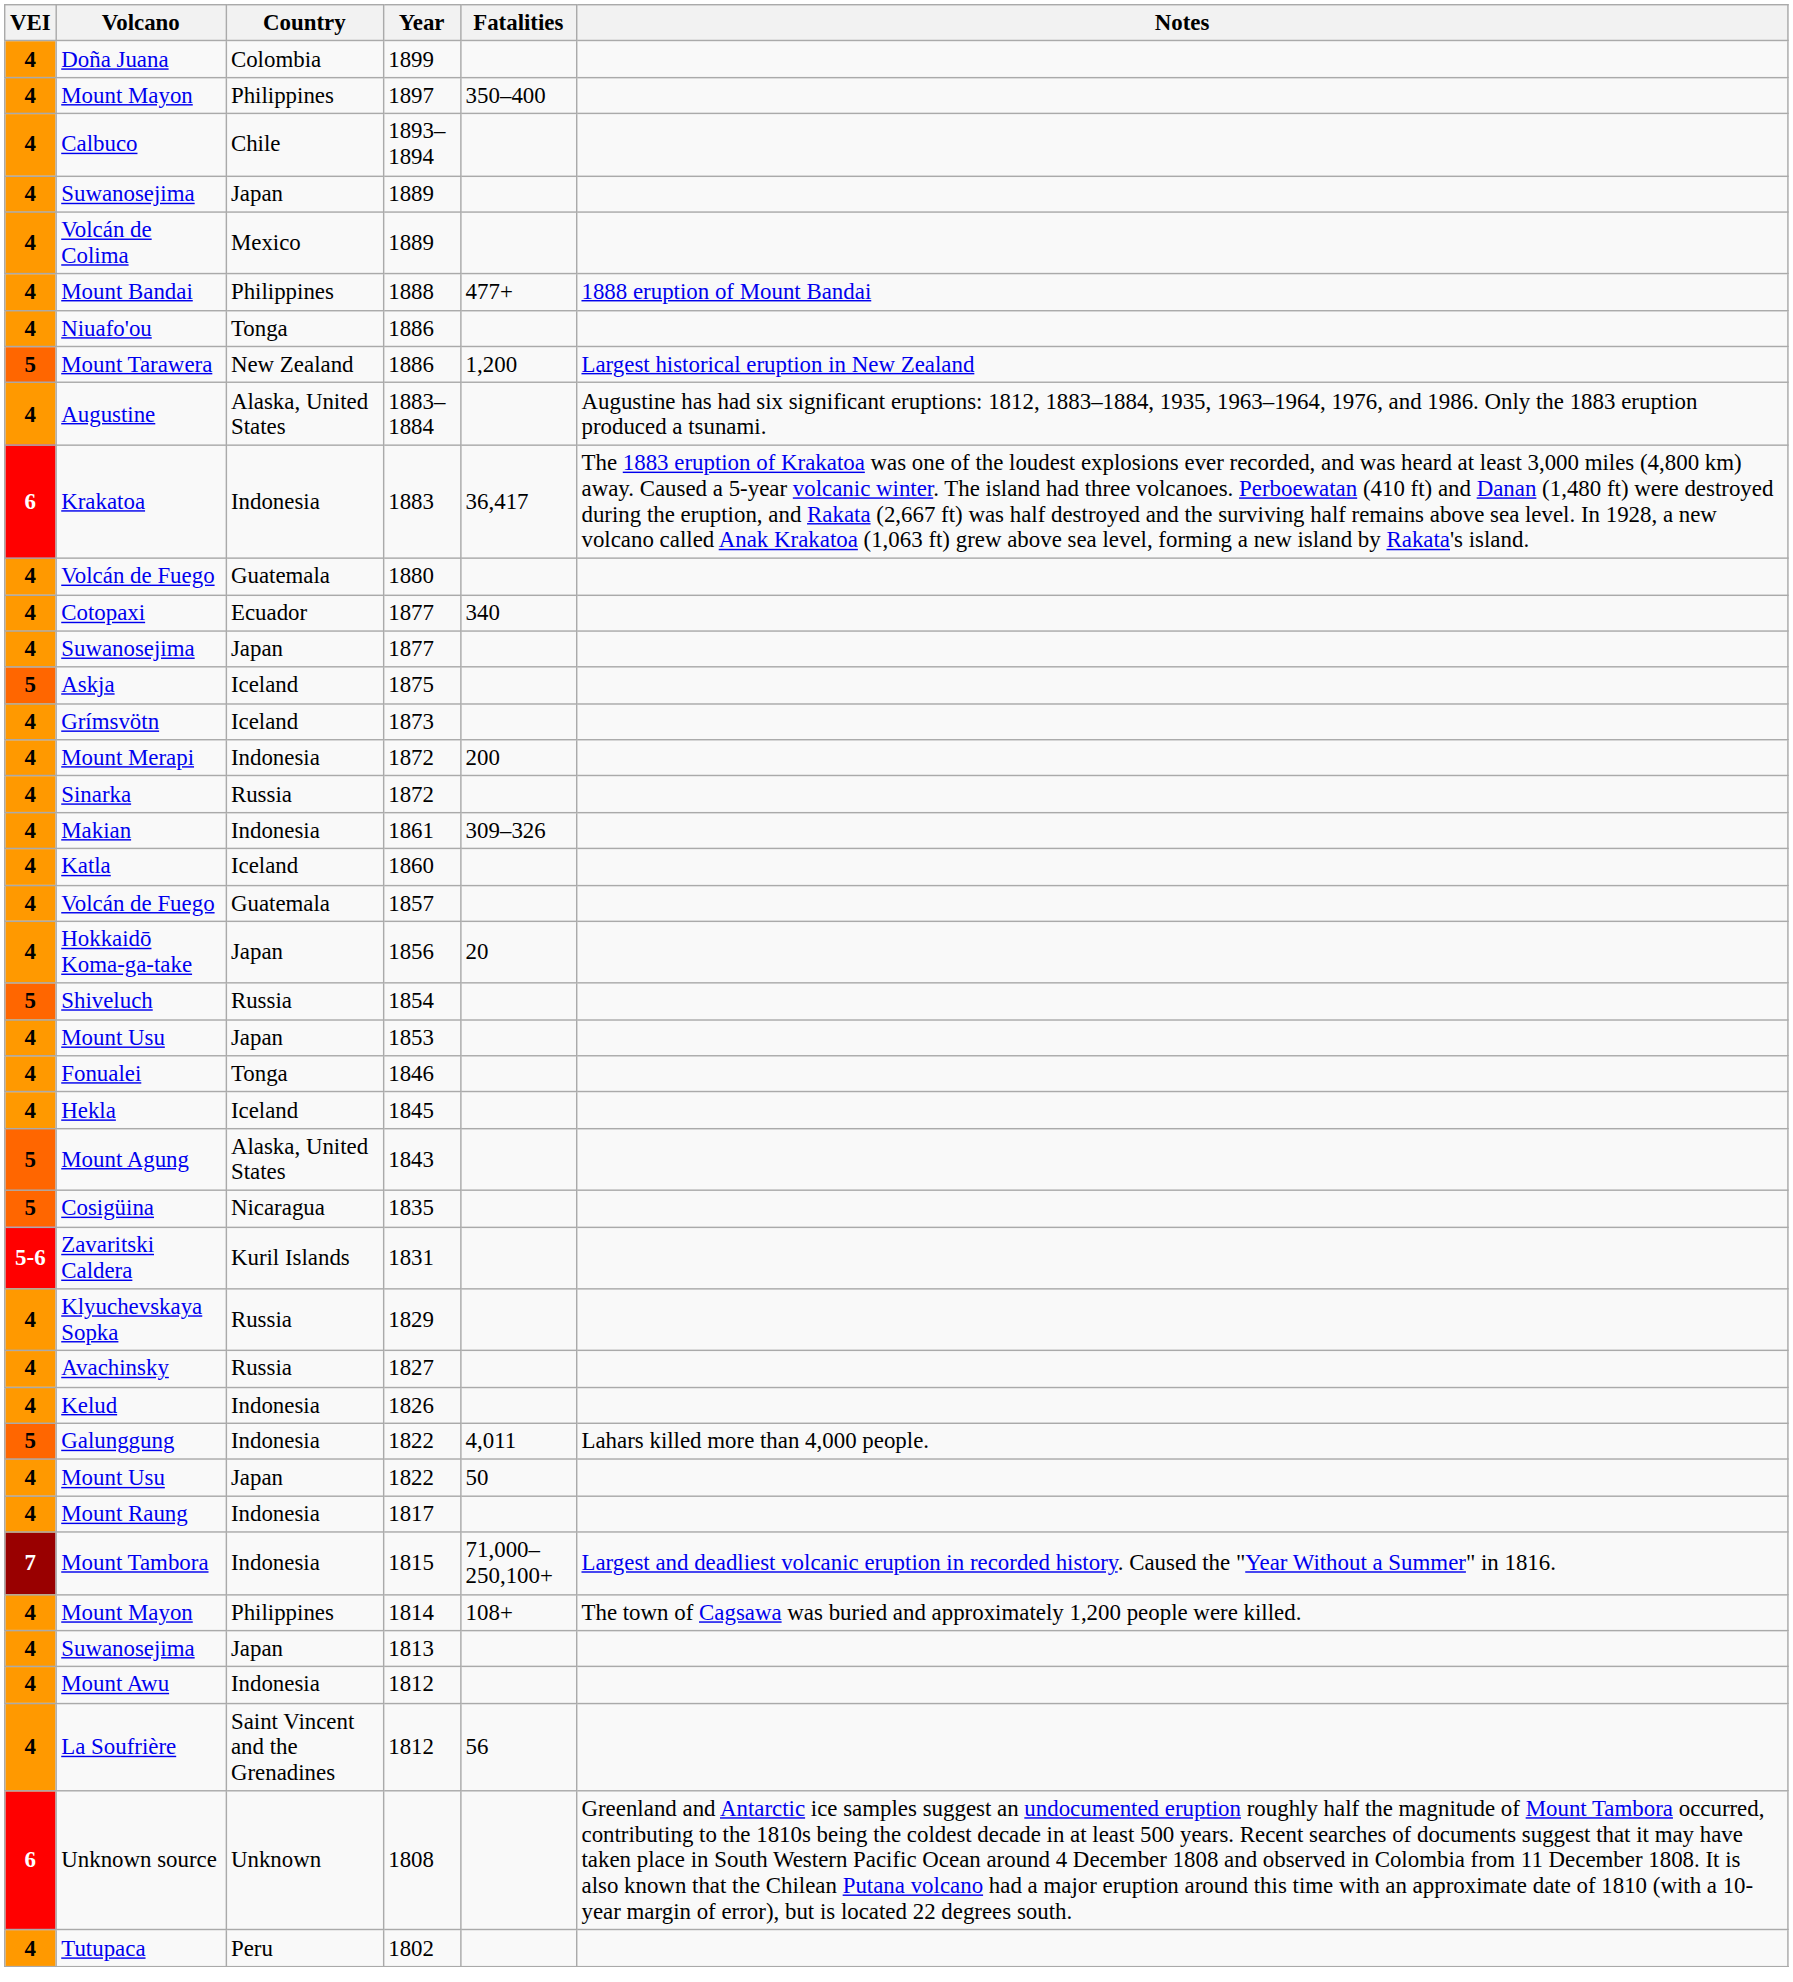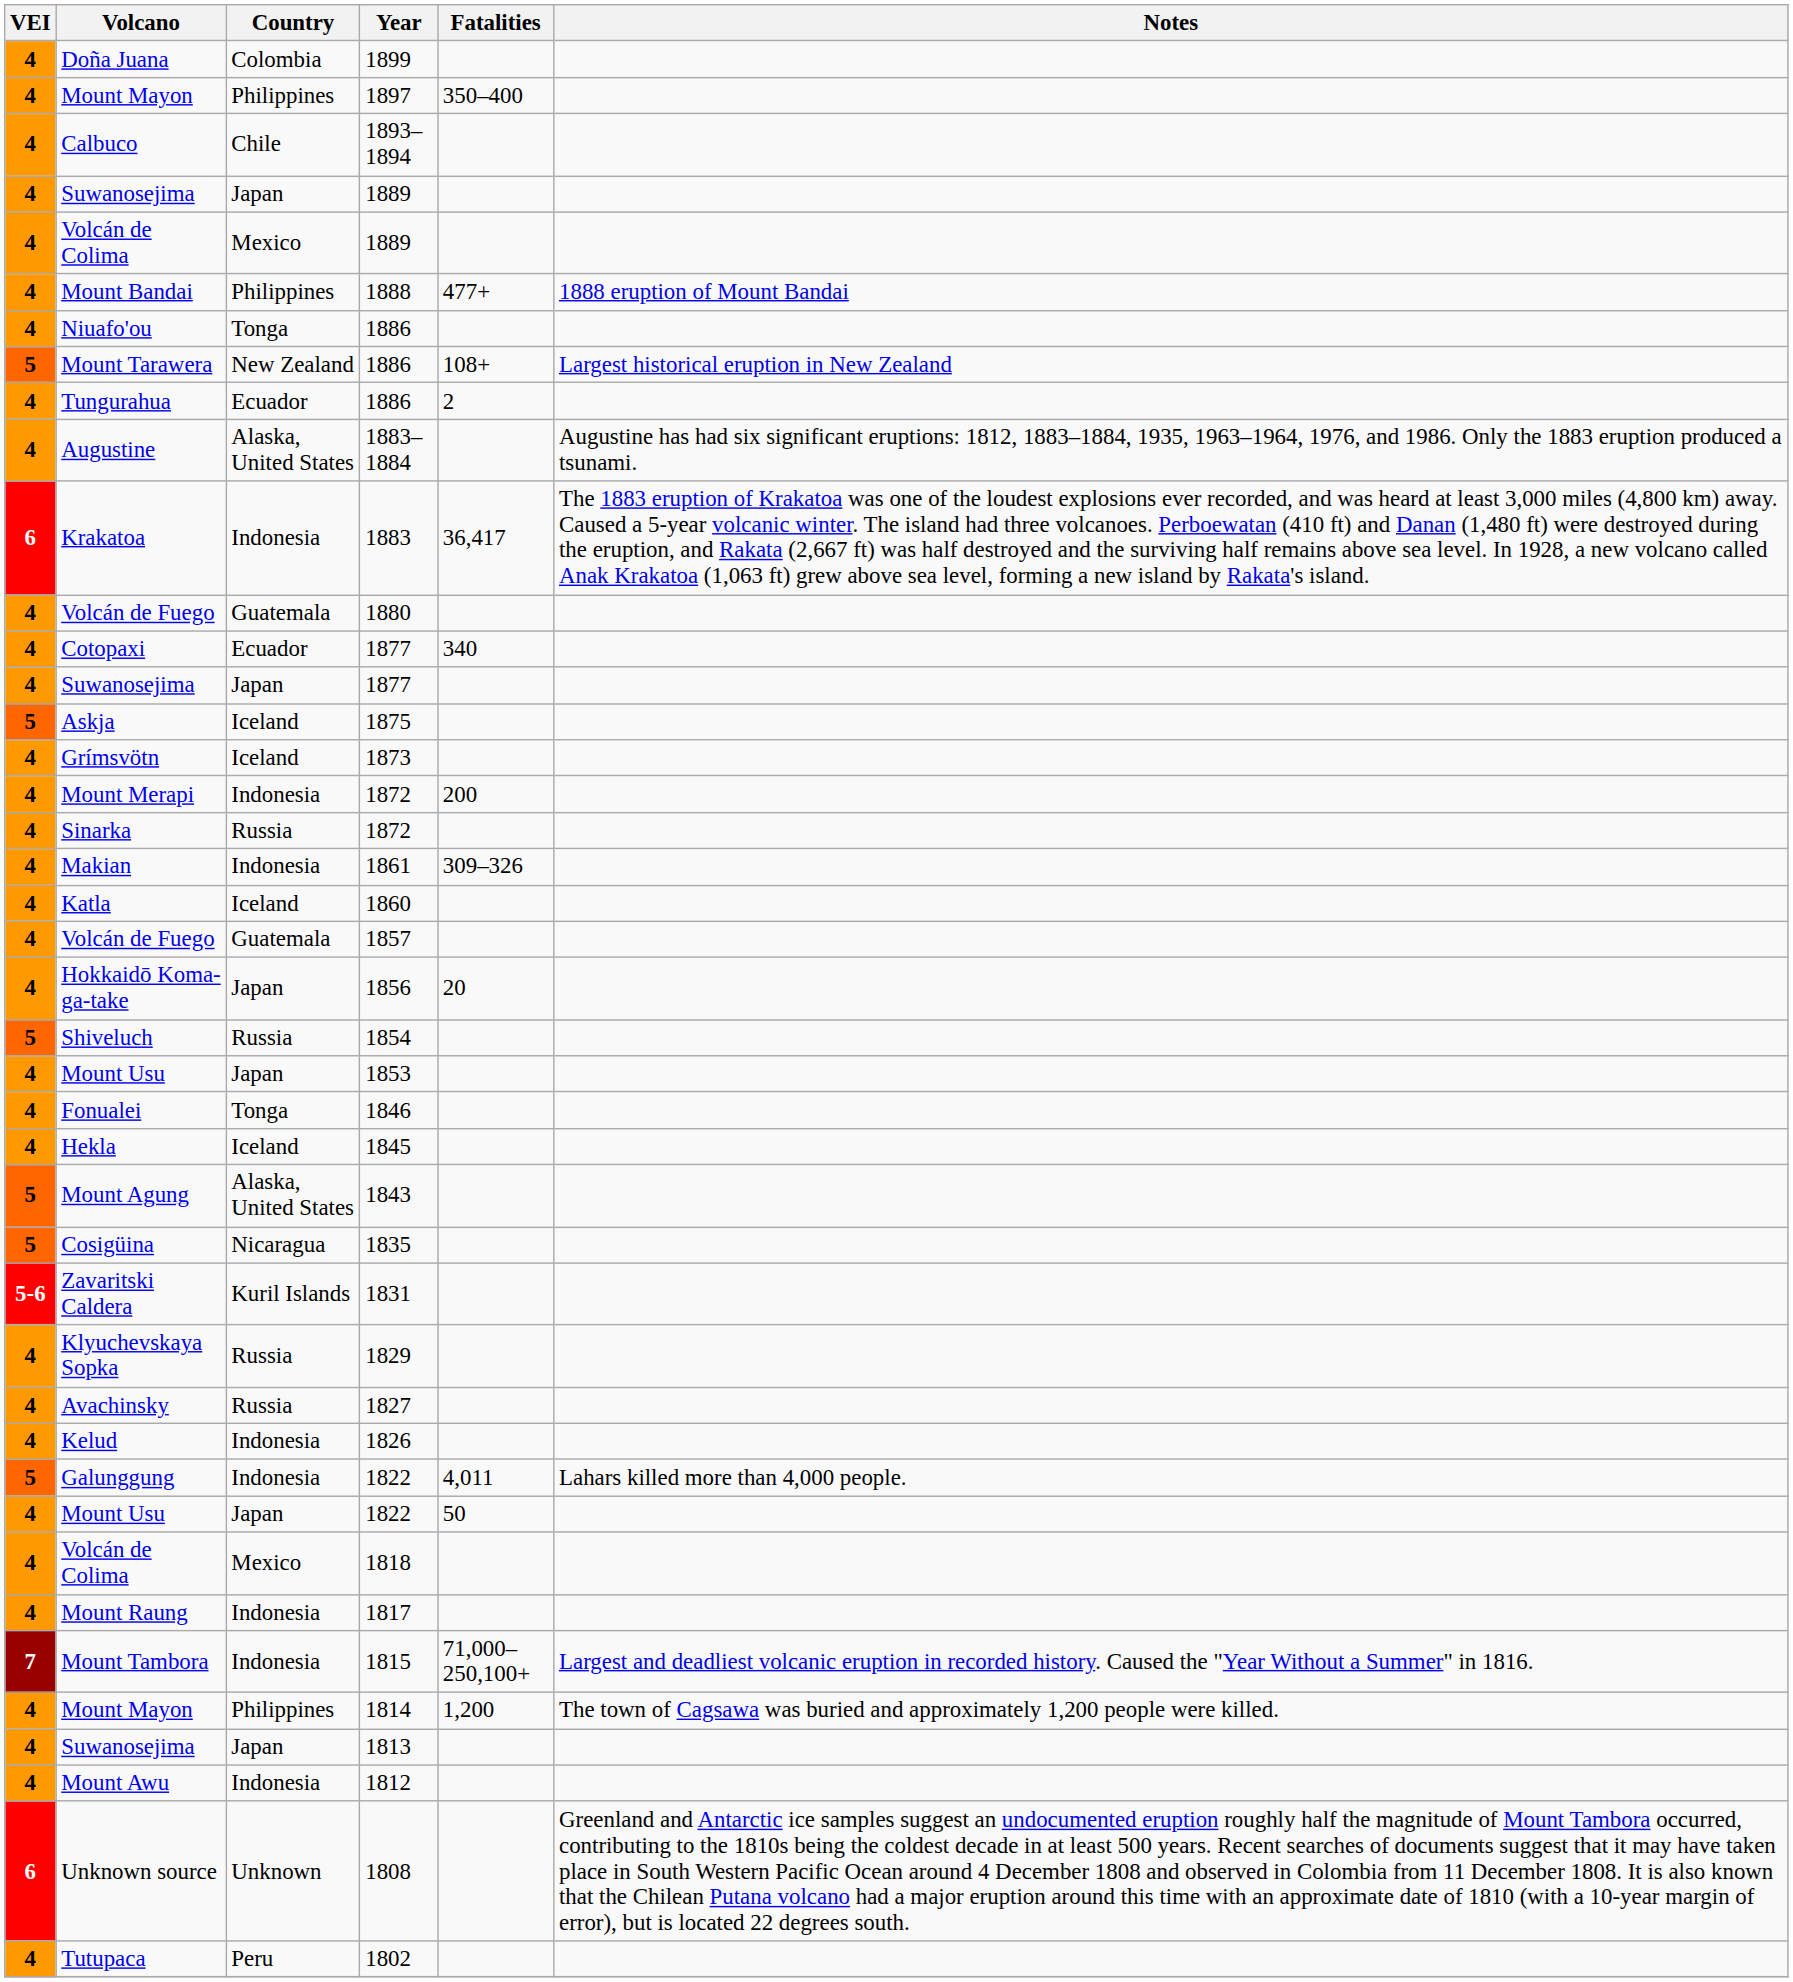(491, 364) 1,200 -> (466, 364) 108+
+ row: (116, 400)
+ row: (106, 1562)
(489, 1612) 108+ -> (469, 1710) 1,200
- row: (119, 1746)
